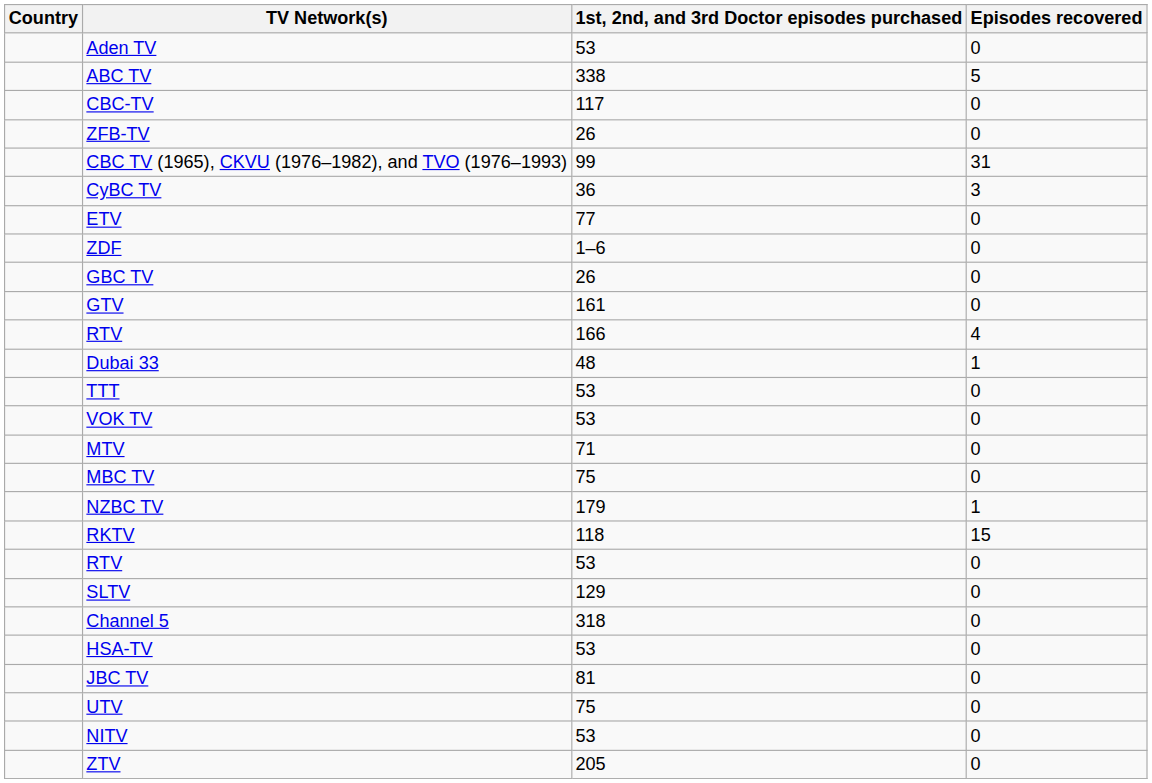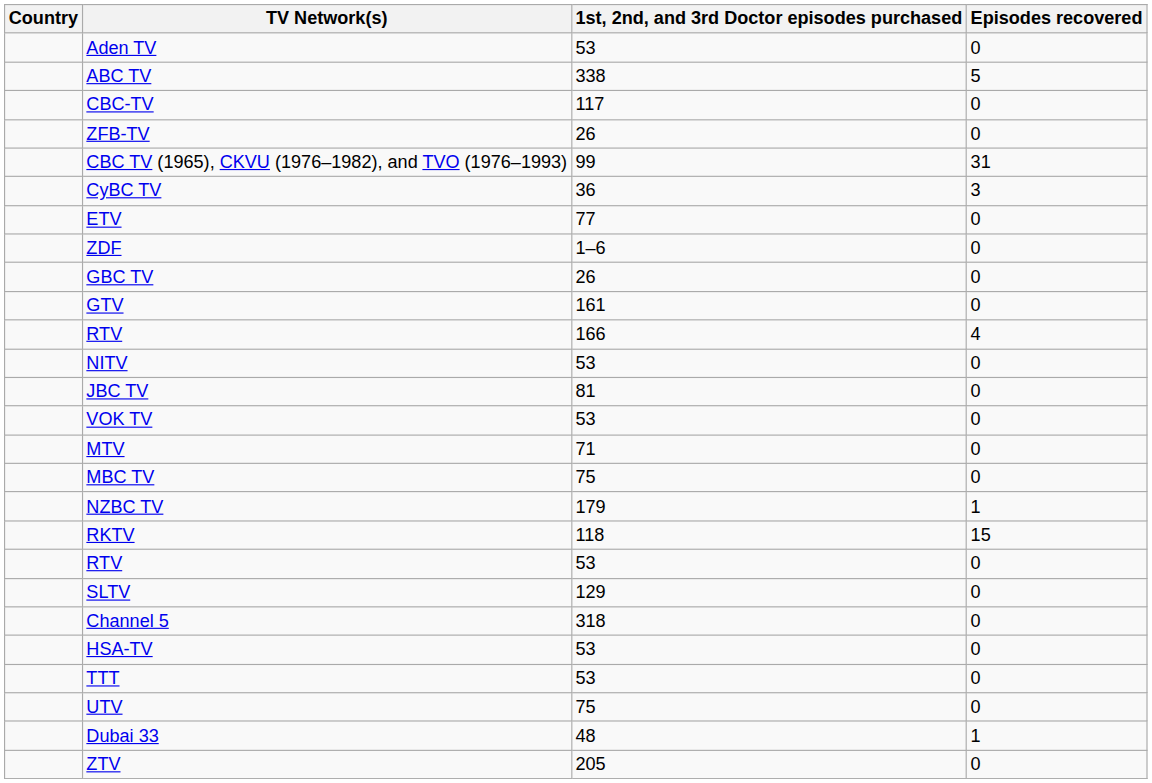rows swapped: (107, 735) <-> (123, 362)
rows swapped: (117, 678) <-> (103, 391)
